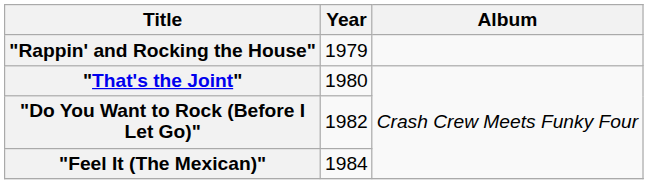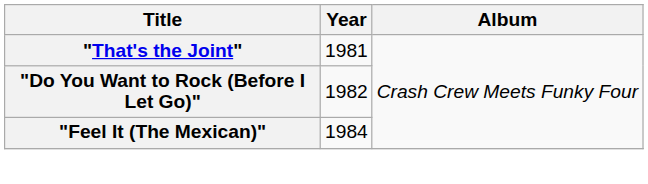- row: (163, 50)
(346, 80) 1980 -> (346, 50) 1981
